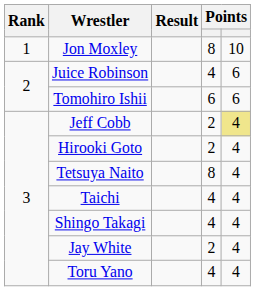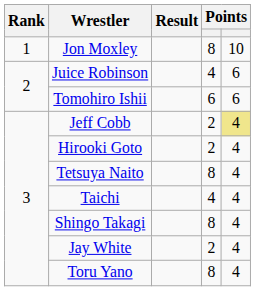(211, 223) 4 -> (211, 223) 8
(211, 272) 4 -> (211, 272) 8
